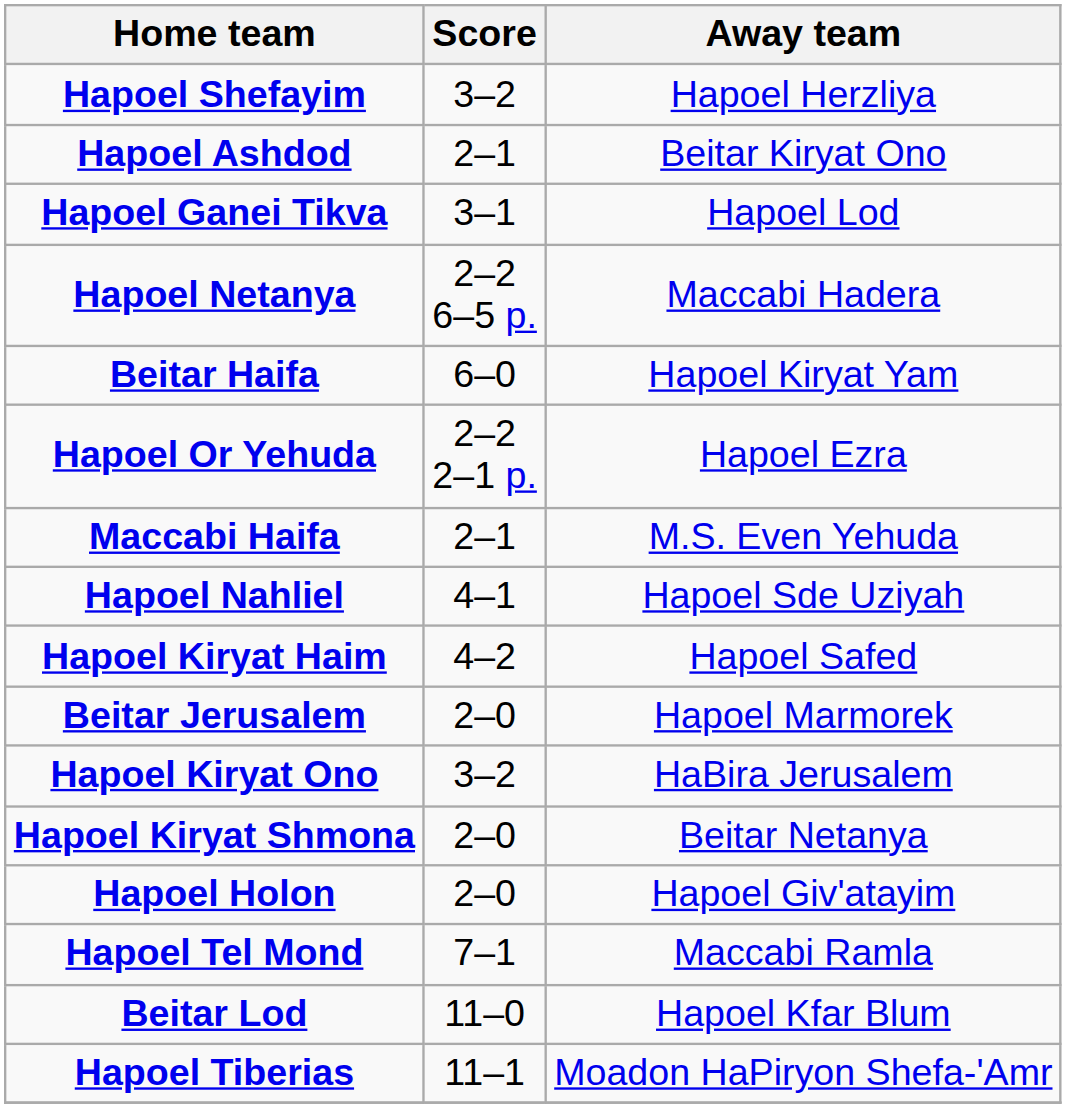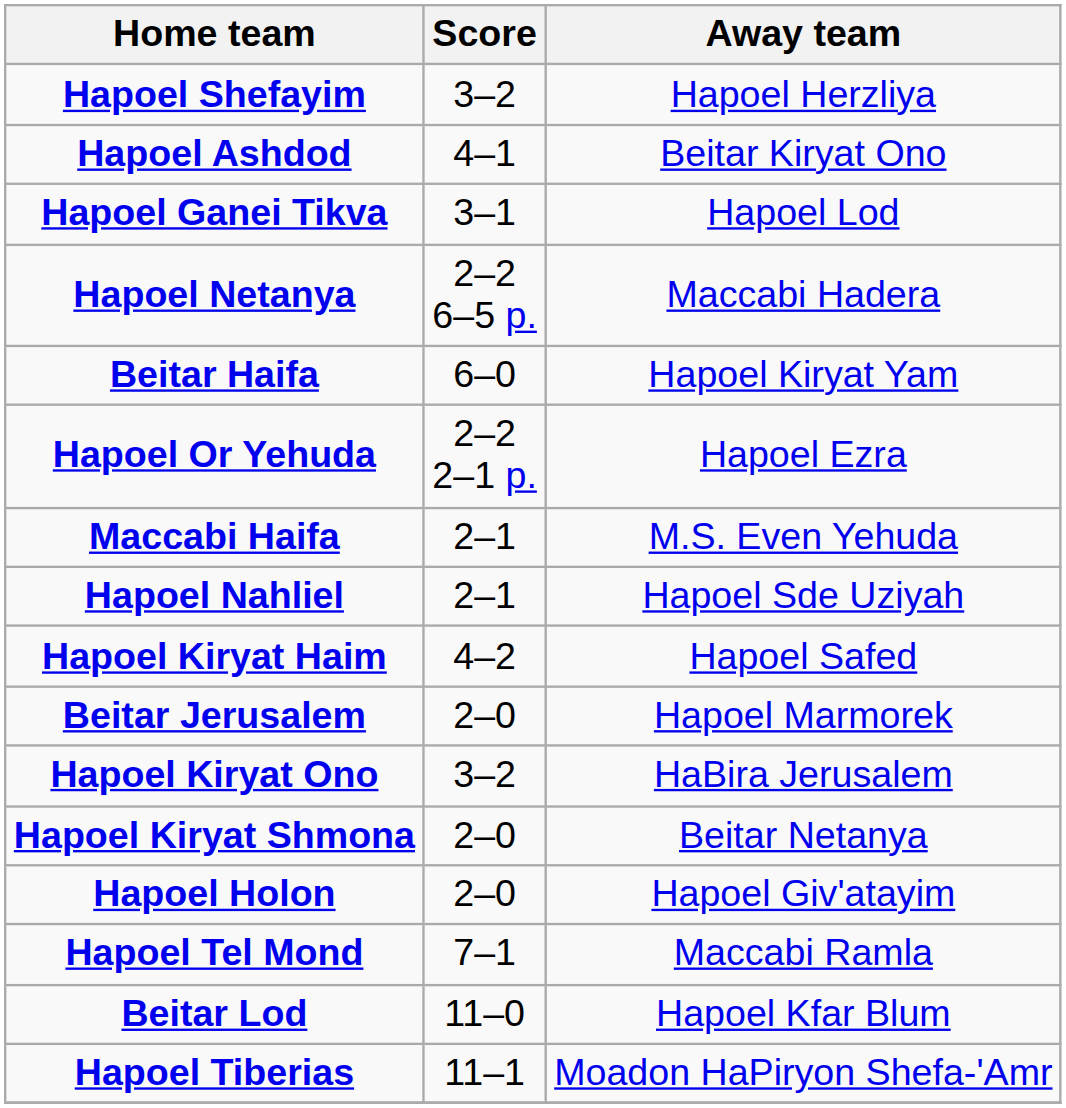(485, 153) 2–1 -> (485, 153) 4–1
(485, 595) 4–1 -> (485, 595) 2–1
